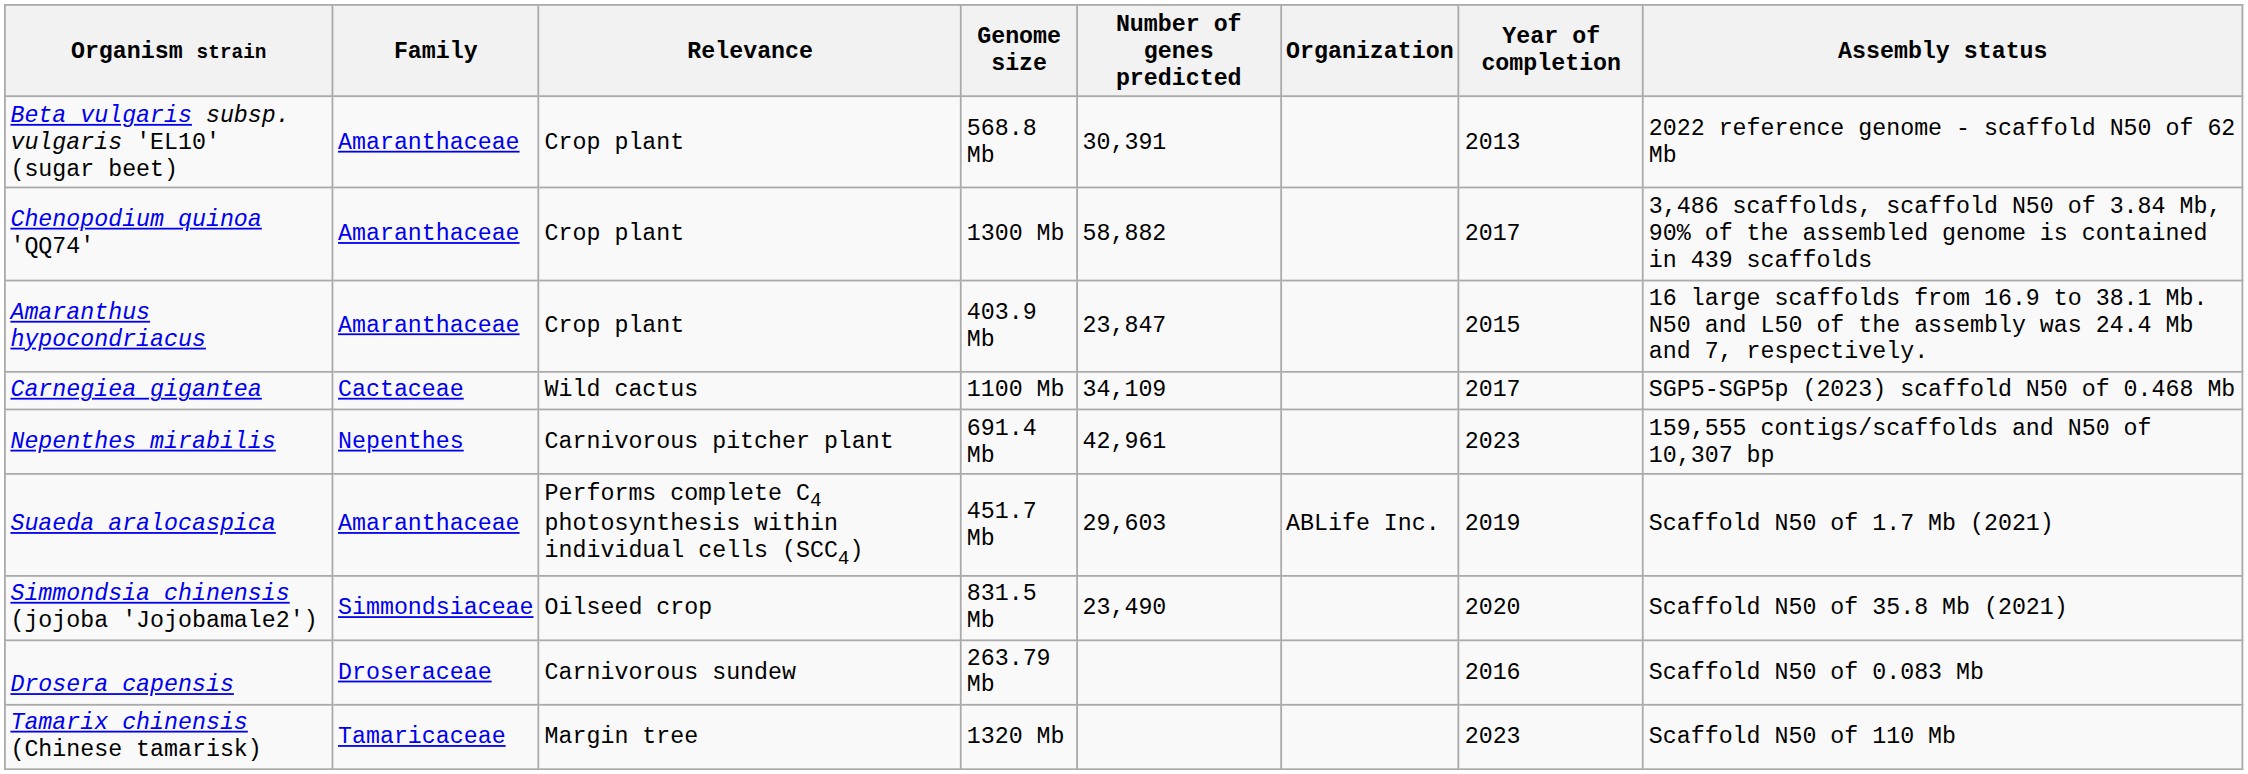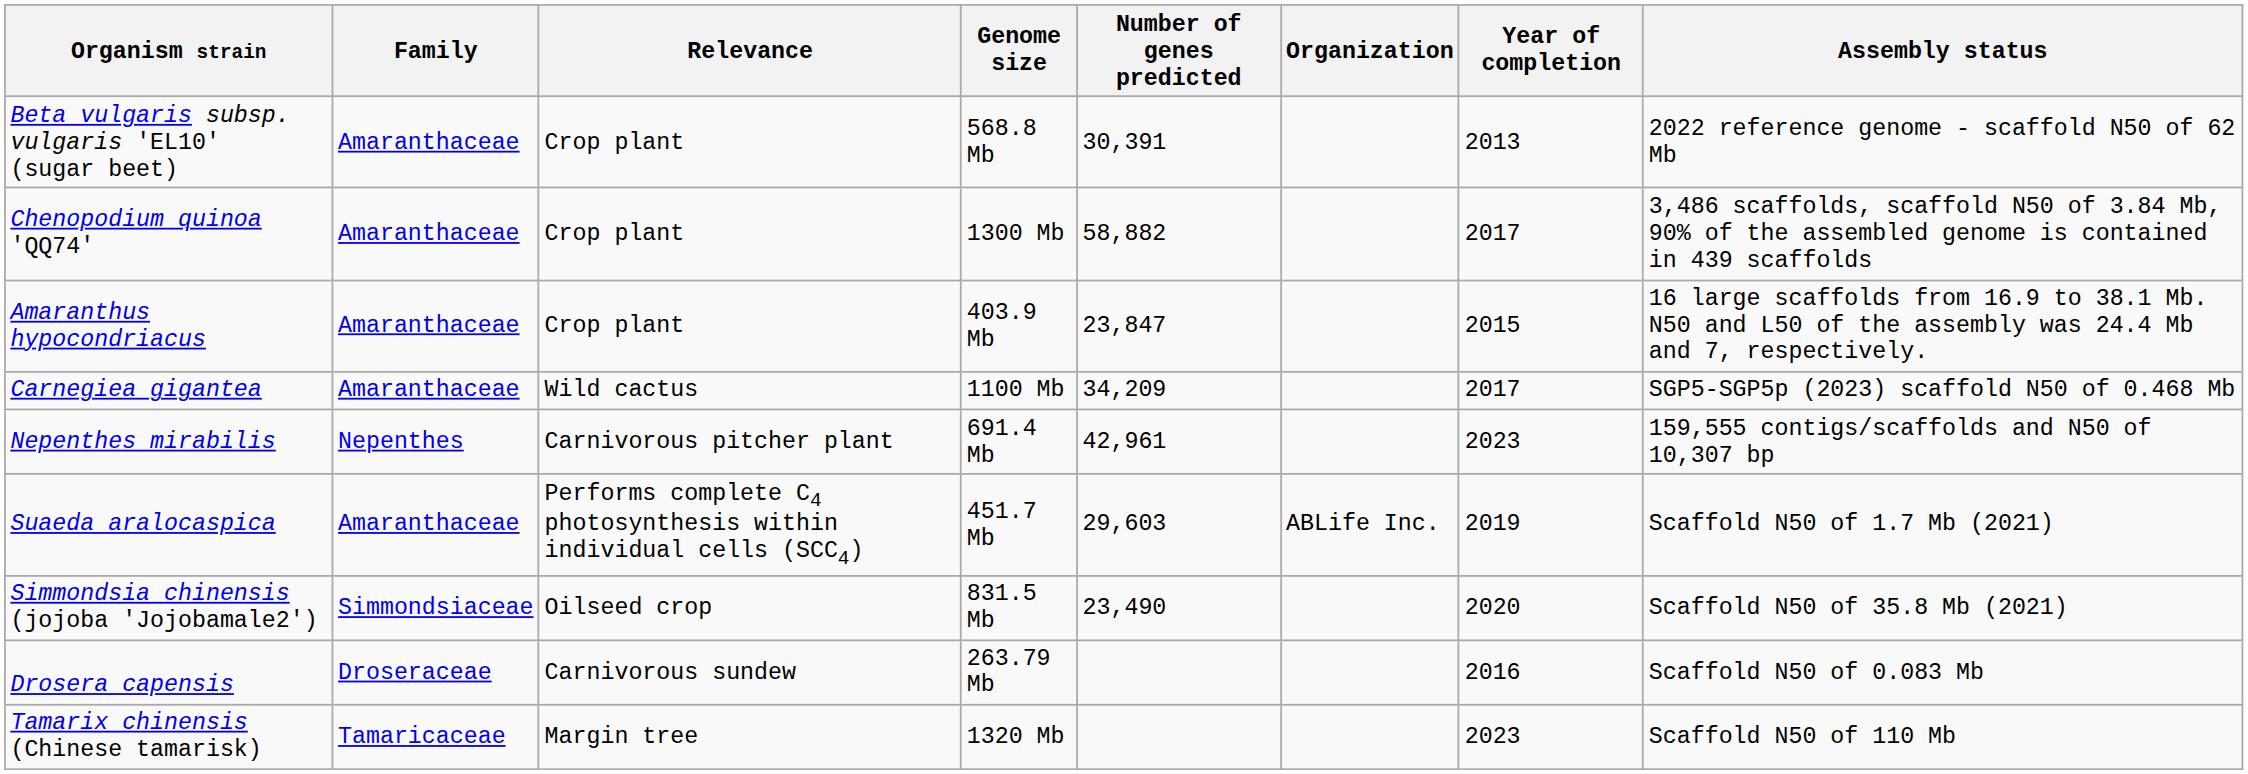(401, 390) Cactaceae -> (429, 390) Amaranthaceae
(1124, 390) 34,109 -> (1124, 390) 34,209
